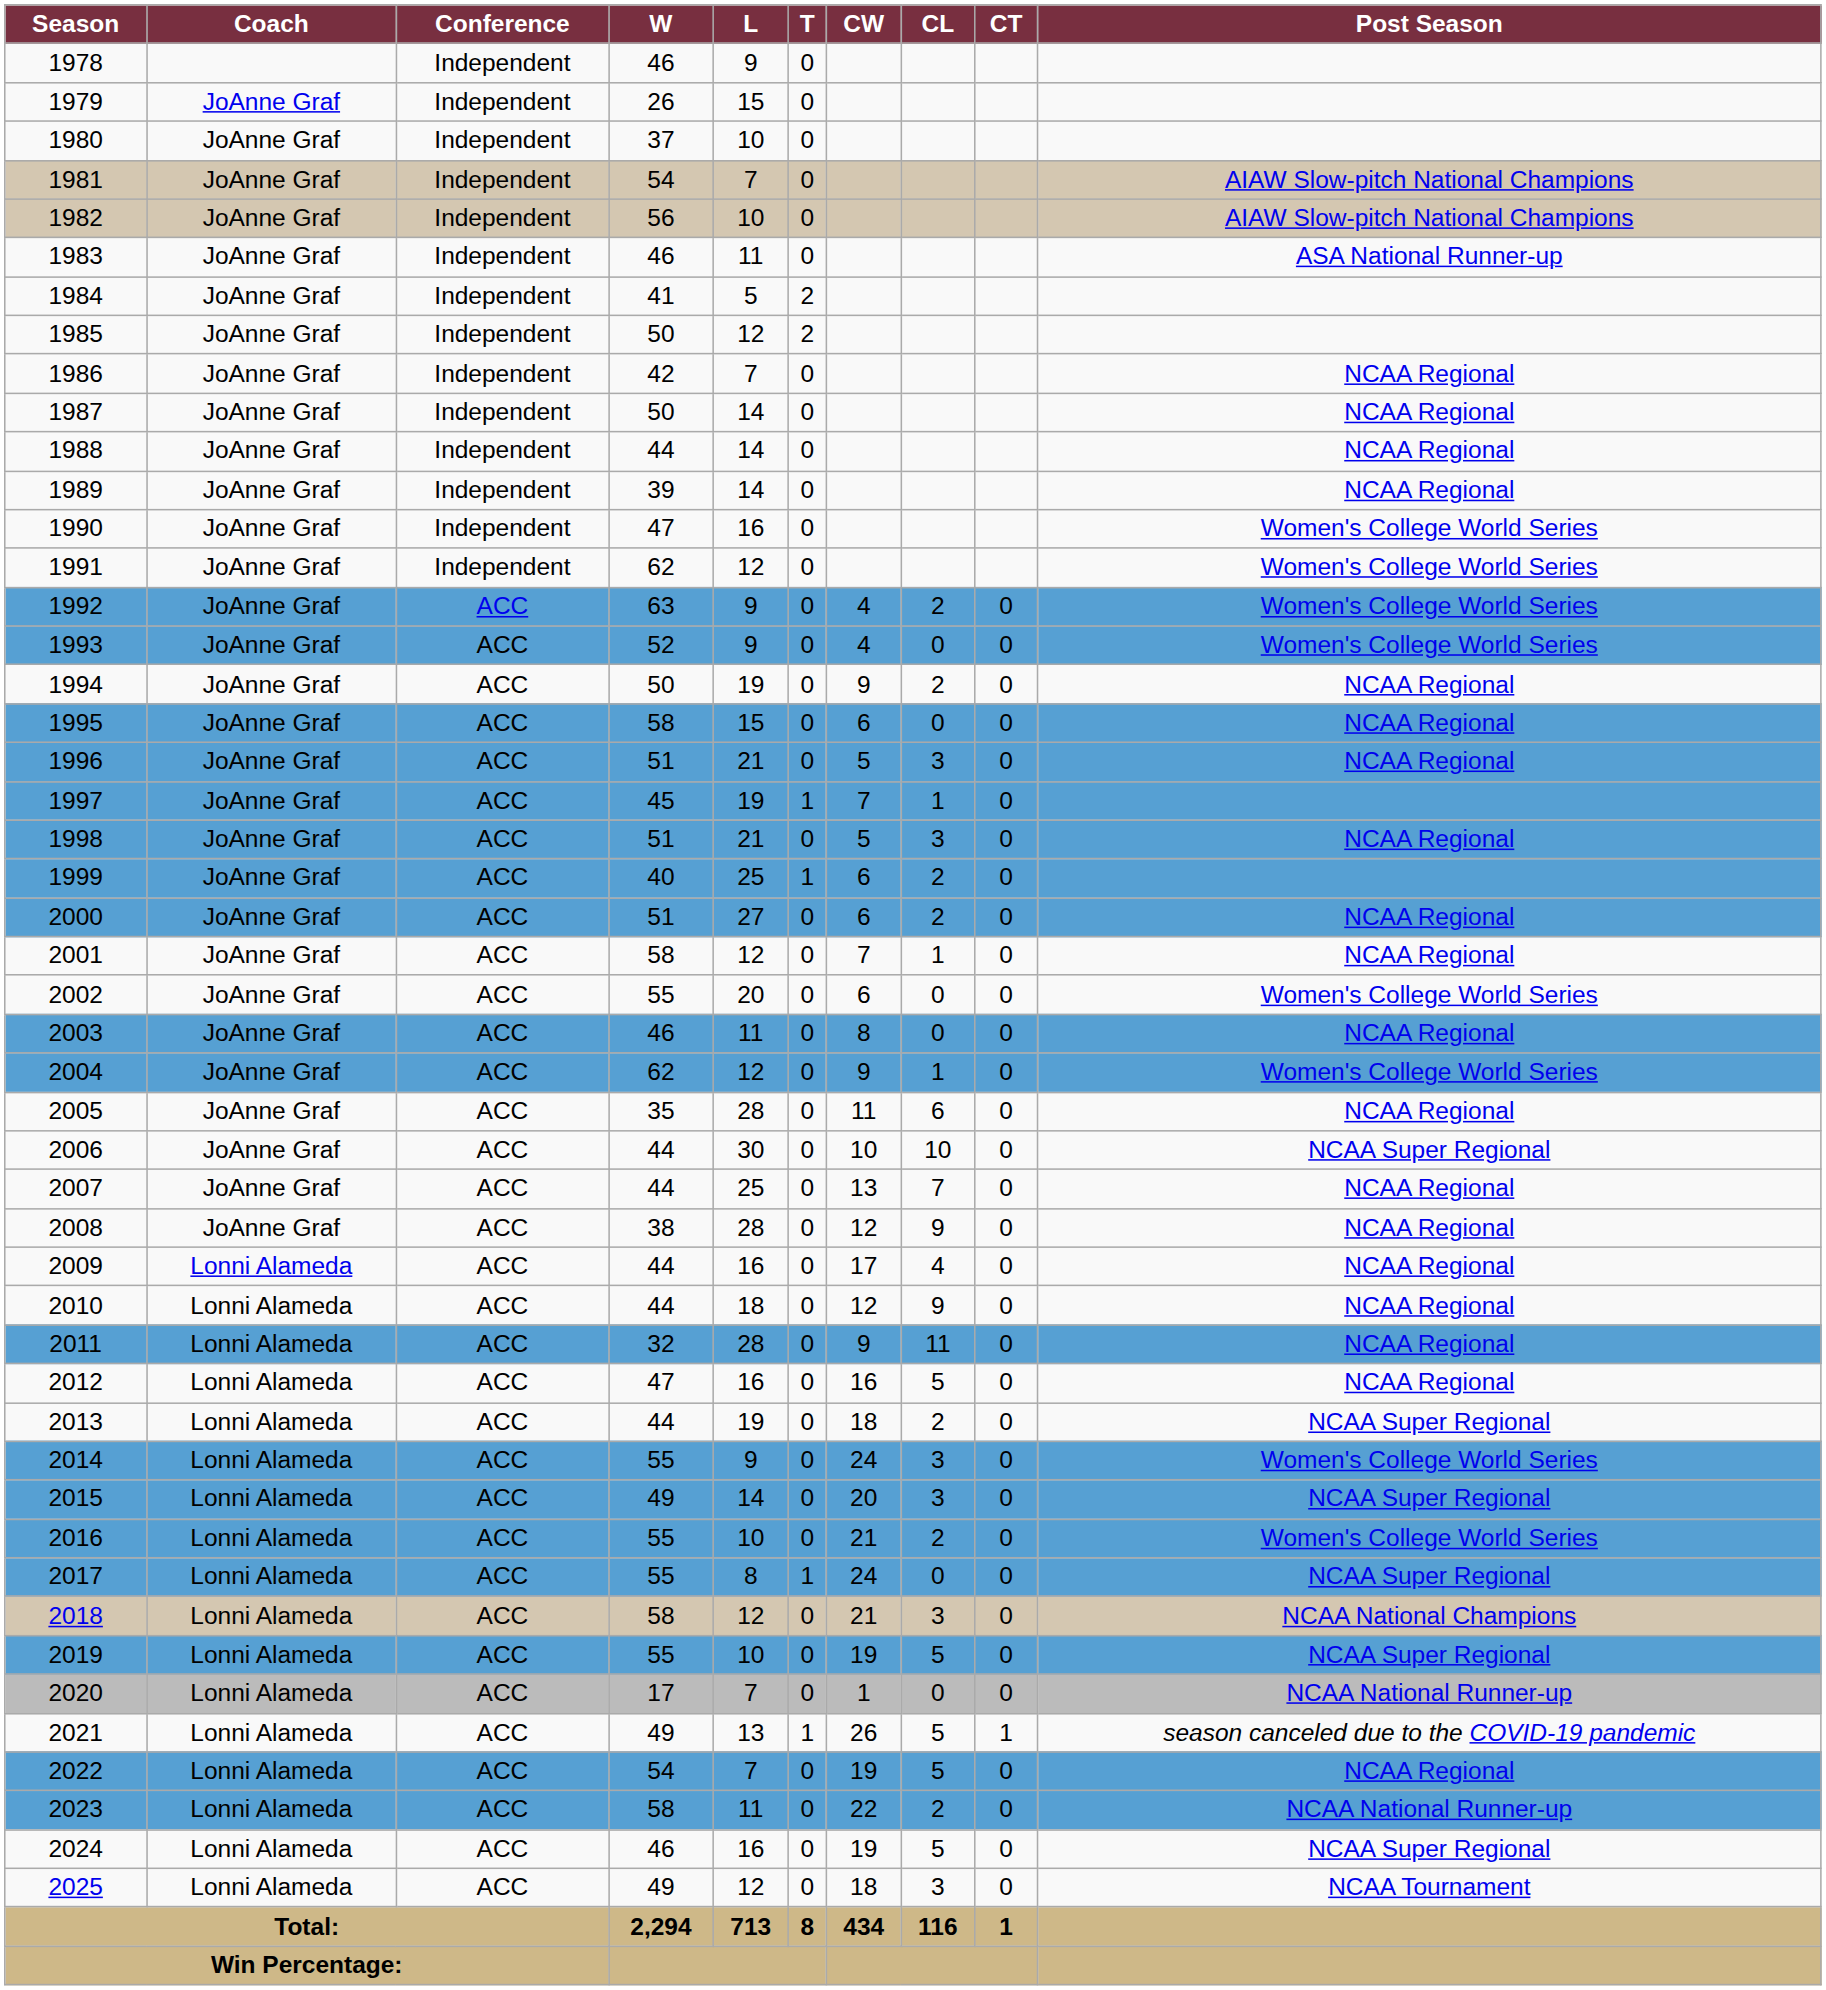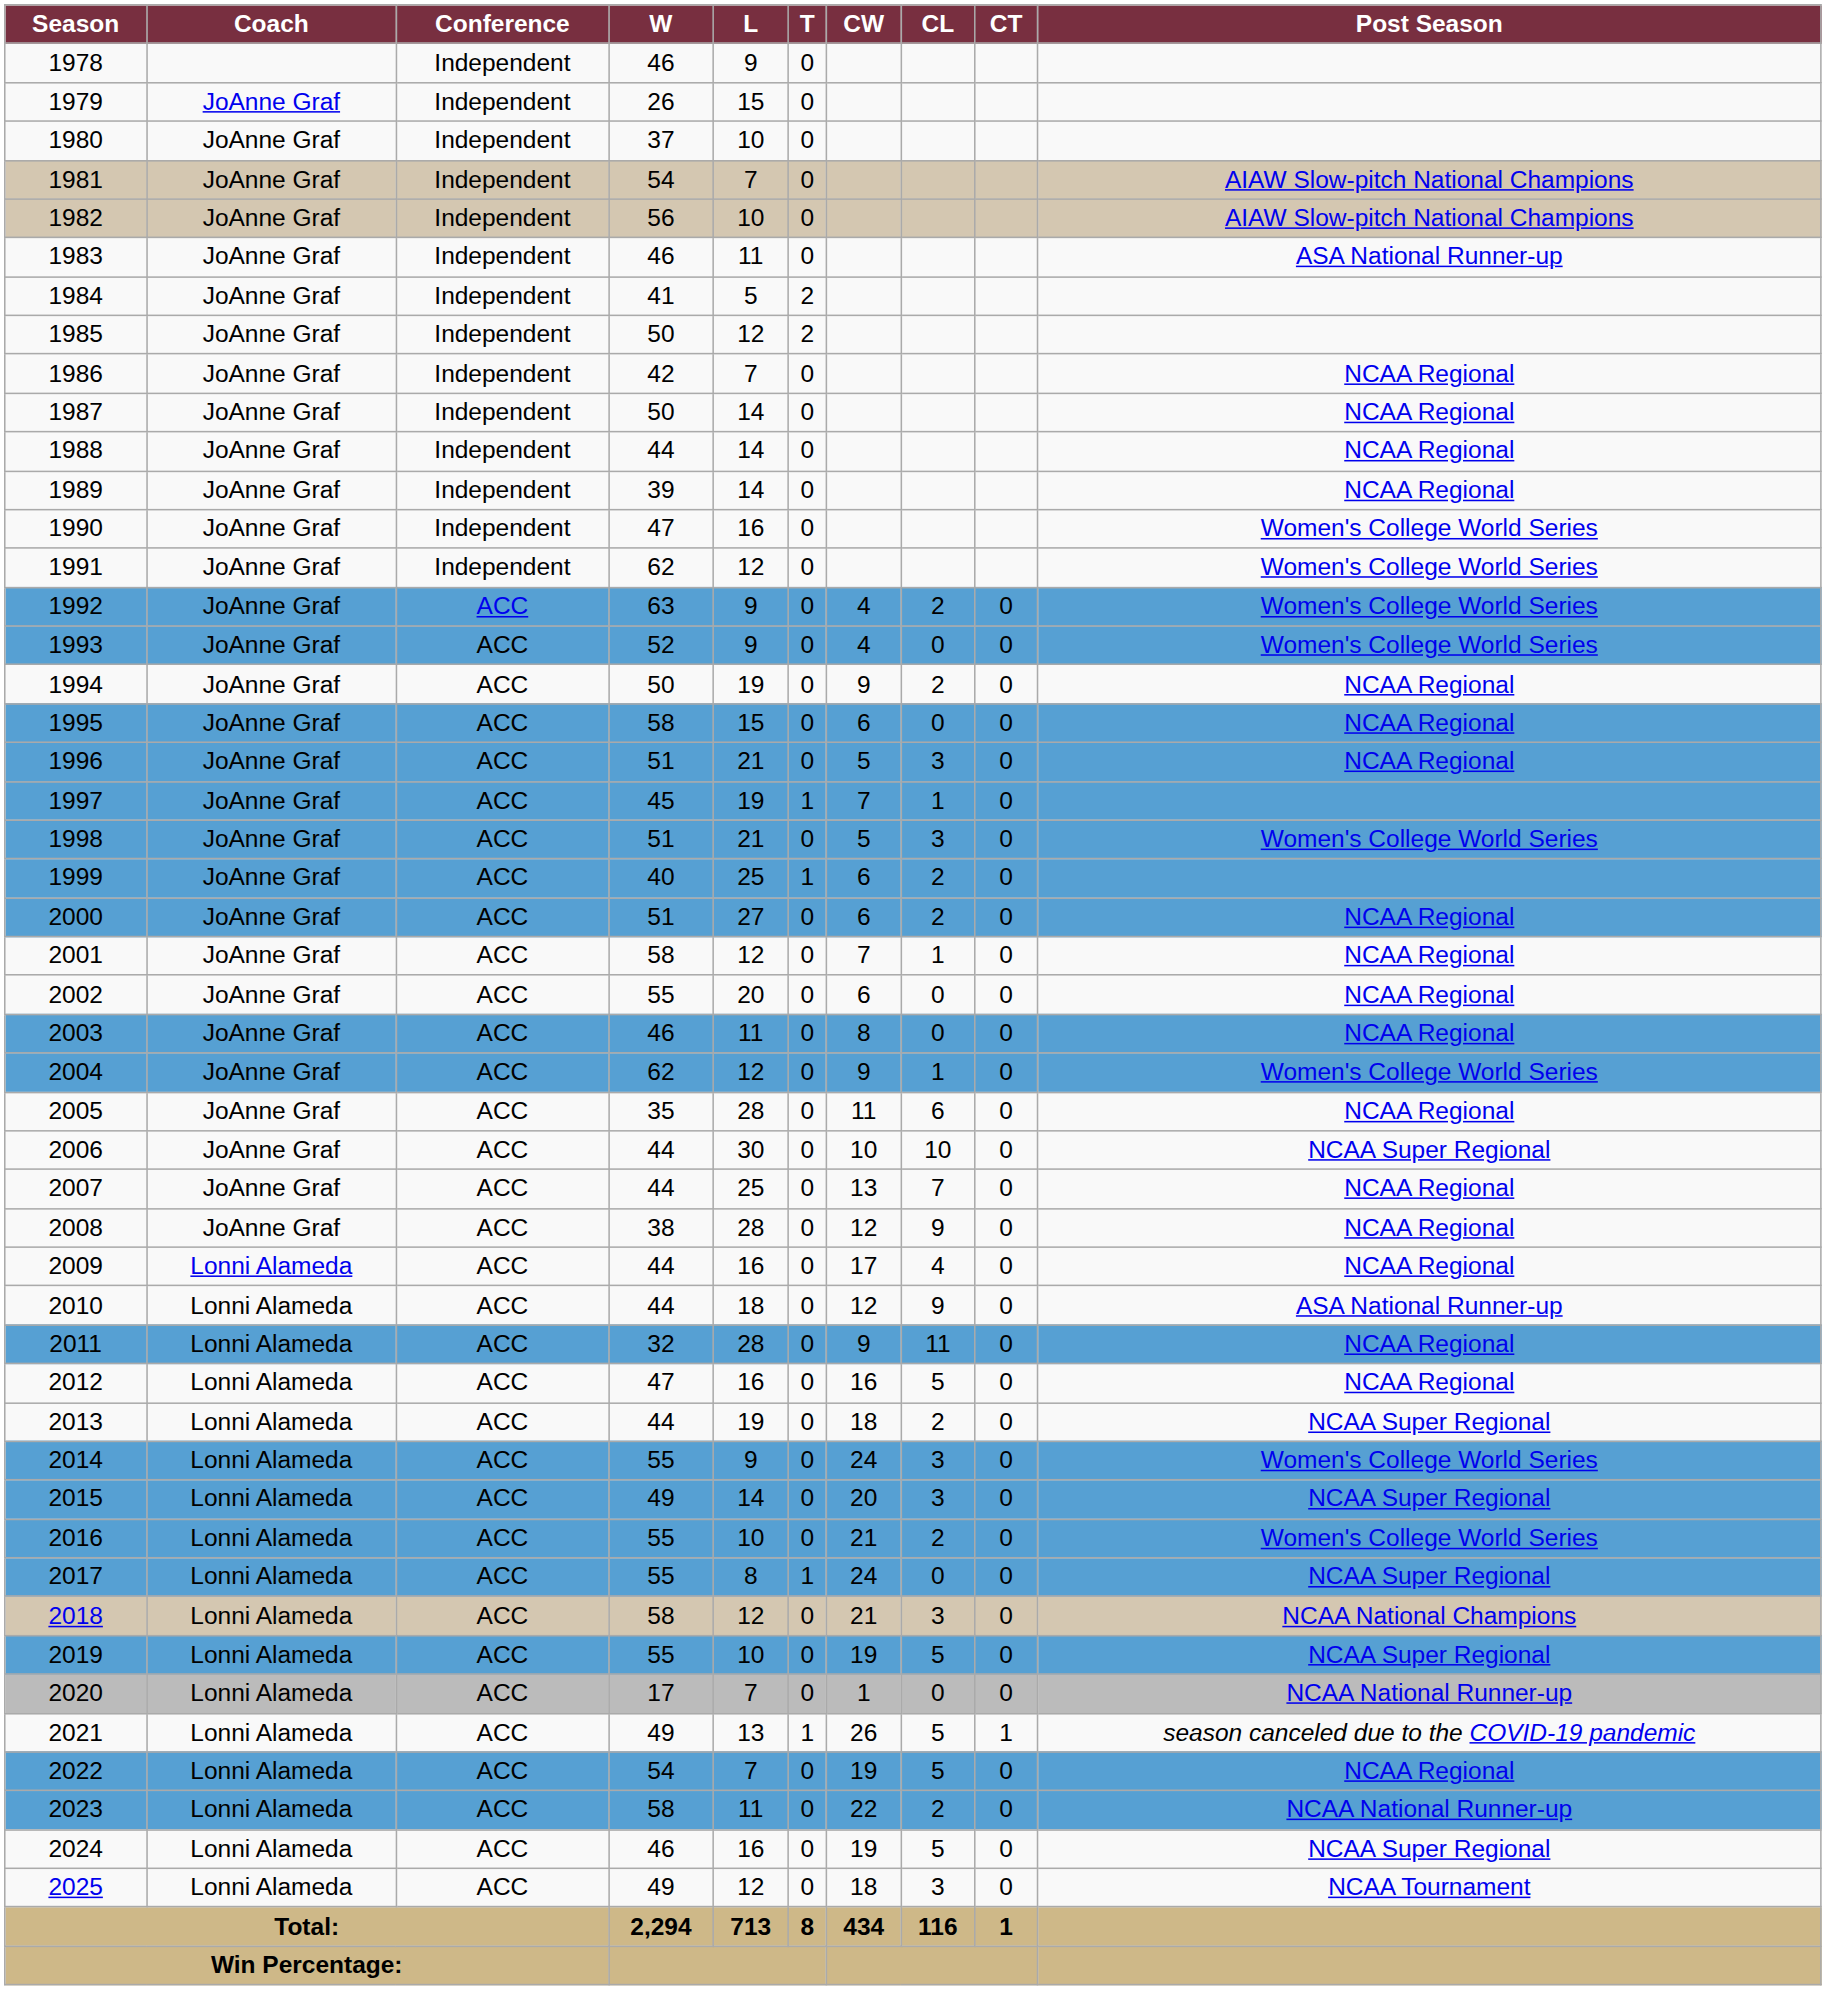(1429, 839) NCAA Regional -> (1429, 839) Women's College World Series
(1429, 994) Women's College World Series -> (1429, 994) NCAA Regional
(1429, 1305) NCAA Regional -> (1429, 1305) ASA National Runner-up
